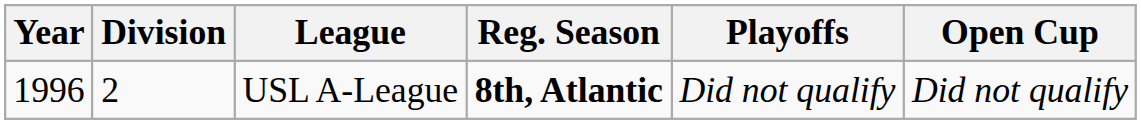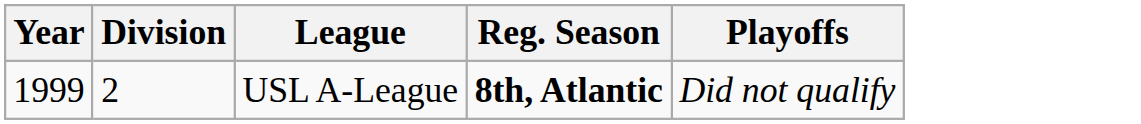- column: (1020, 32)
(49, 89) 1996 -> (49, 89) 1999
